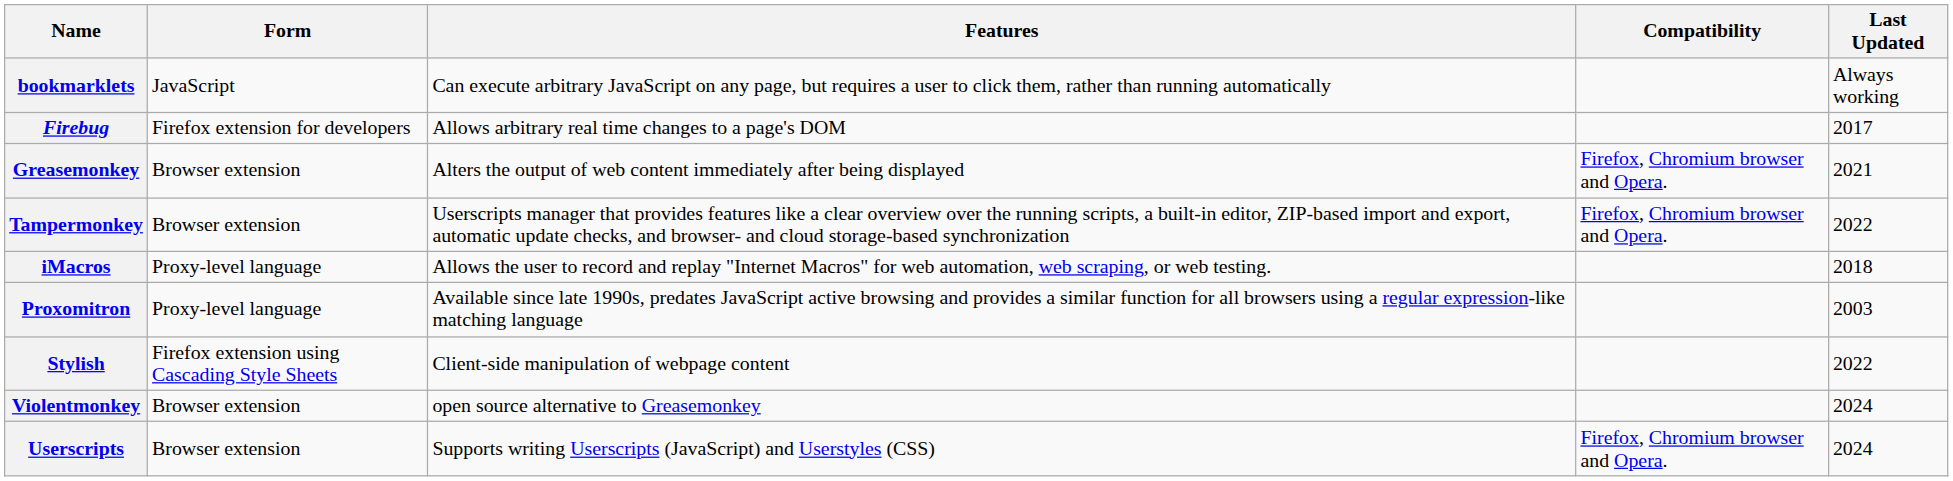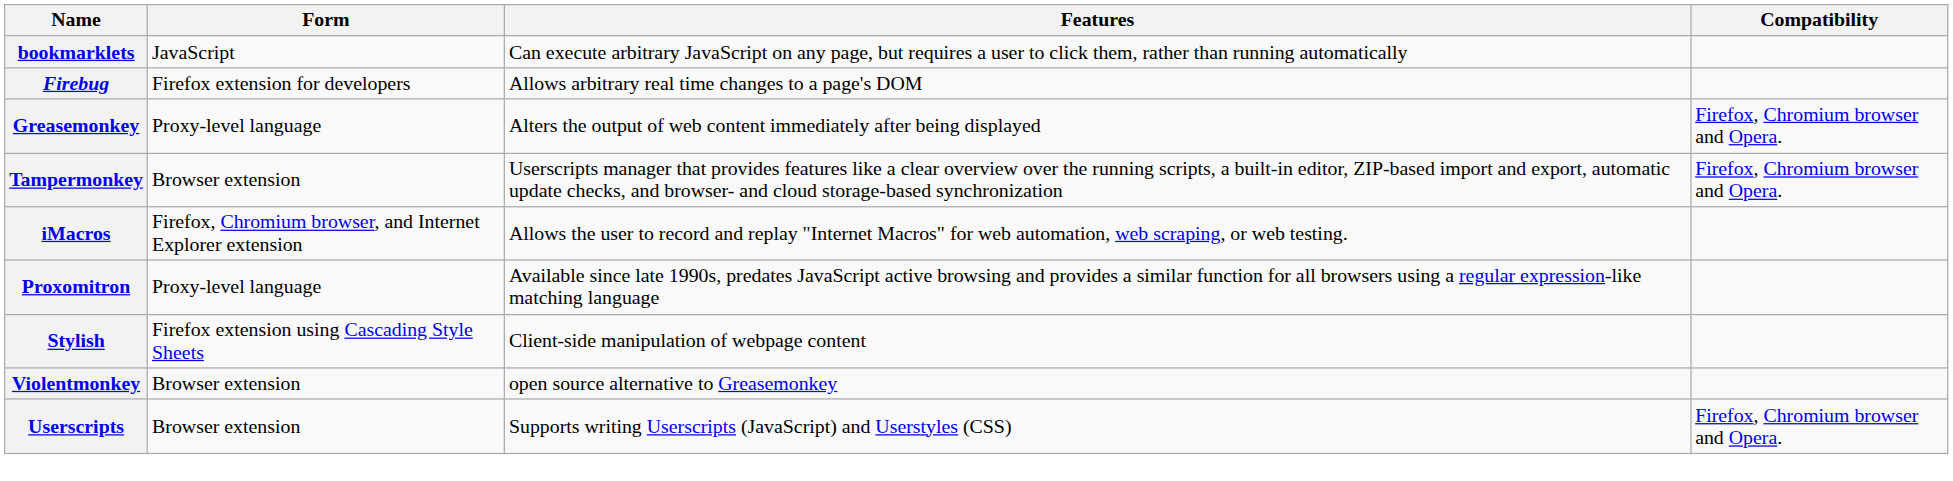- column: (1888, 31)
(226, 170) Browser extension -> (237, 125) Proxy-level language
(237, 266) Proxy-level language -> (316, 233) Firefox, Chromium browser, and Internet Explorer extension
